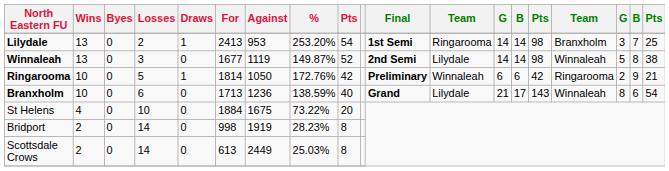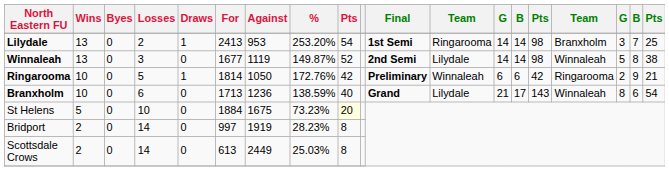(79, 110) 4 -> (79, 110) 5
(311, 110) 73.22% -> (311, 110) 73.23%
(347, 110) no background -> (347, 110) lightyellow background
(227, 127) 998 -> (227, 127) 997
